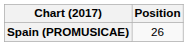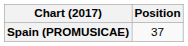(157, 32) 26 -> (157, 32) 37
